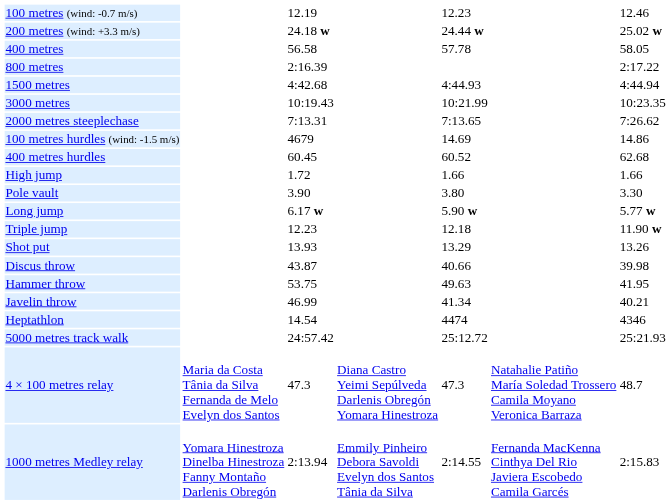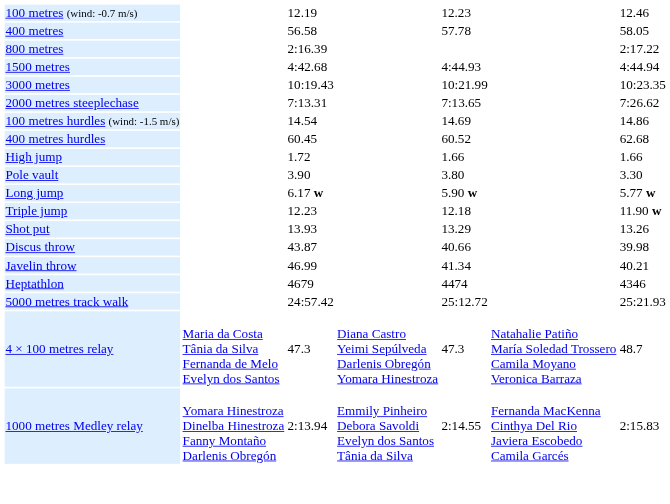- row: (73, 30)
(301, 139) 4679 -> (302, 121) 14.54
- row: (45, 283)
(302, 319) 14.54 -> (301, 283) 4679
